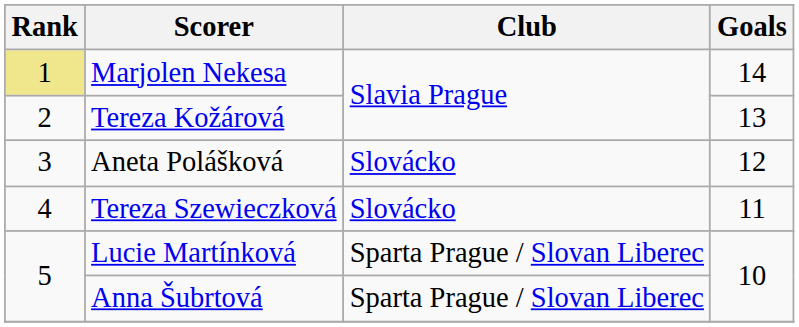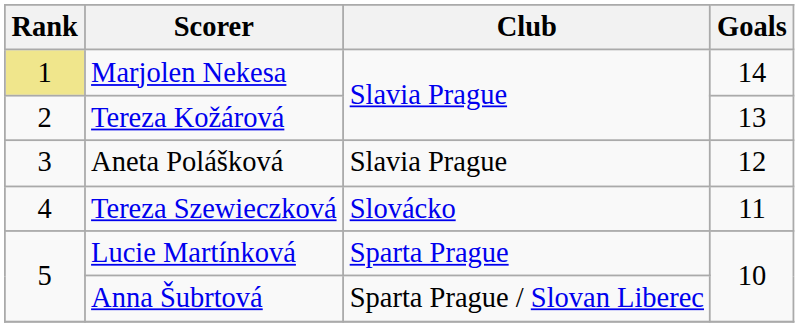(403, 162) Slovácko -> (428, 162) Slavia Prague
(527, 252) Sparta Prague / Slovan Liberec -> (429, 252) Sparta Prague
